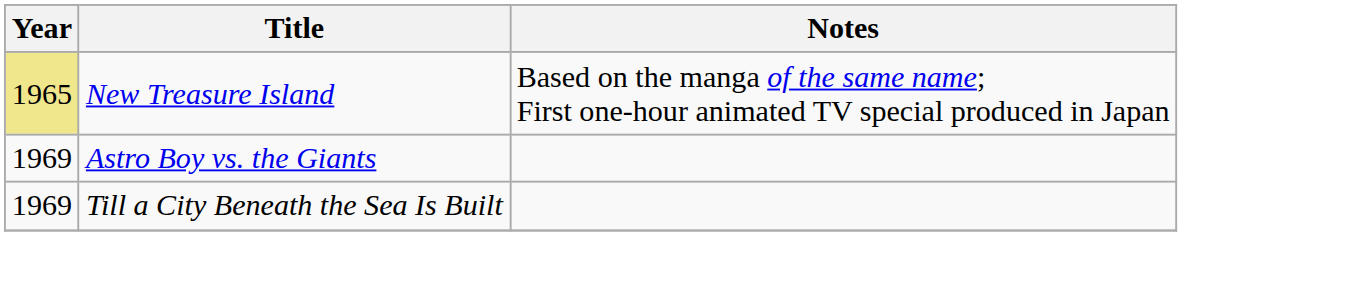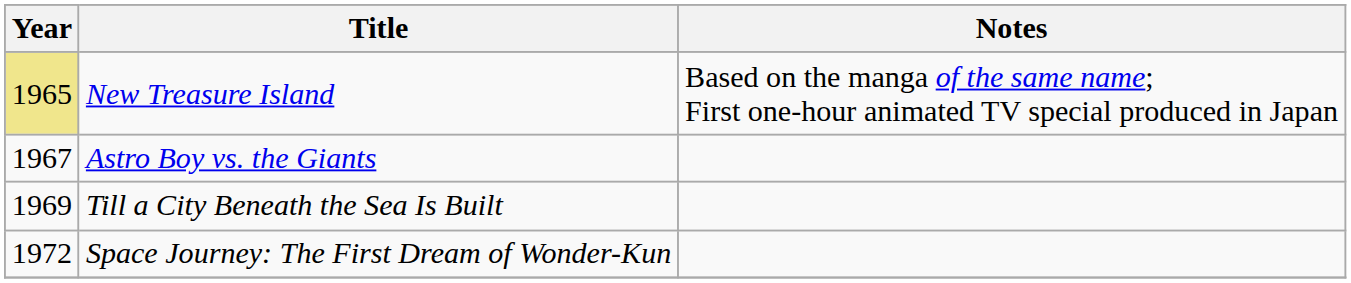(42, 157) 1969 -> (42, 157) 1967
+ row: (379, 253)
